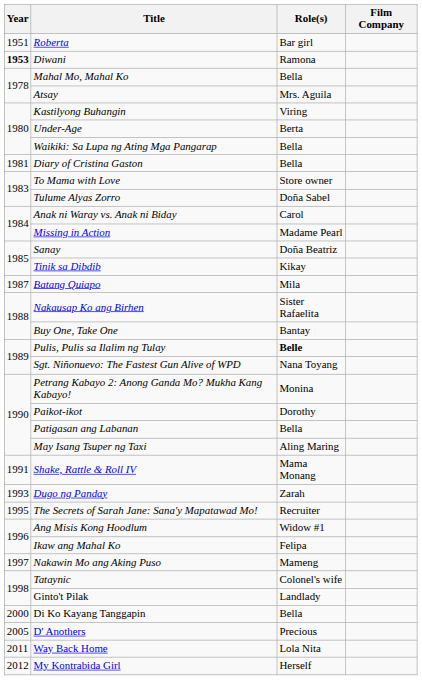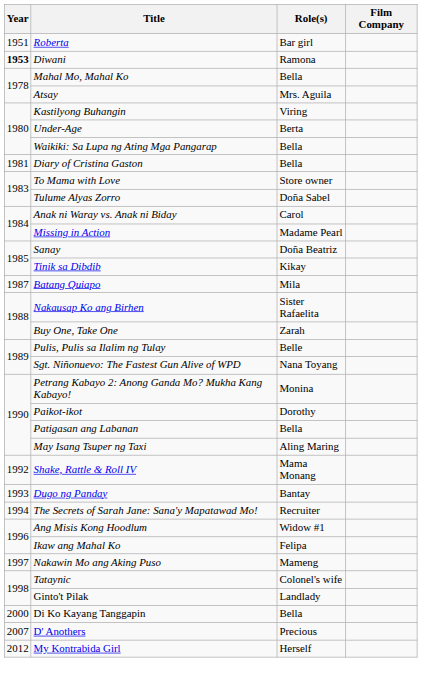(295, 330) Bantay -> (292, 330) Zarah
(291, 348) bold -> (291, 348) normal
(18, 470) 1991 -> (18, 470) 1992
(292, 493) Zarah -> (295, 493) Bantay
(18, 510) 1995 -> (18, 510) 1994
(18, 631) 2005 -> (18, 631) 2007
- row: (71, 648)
